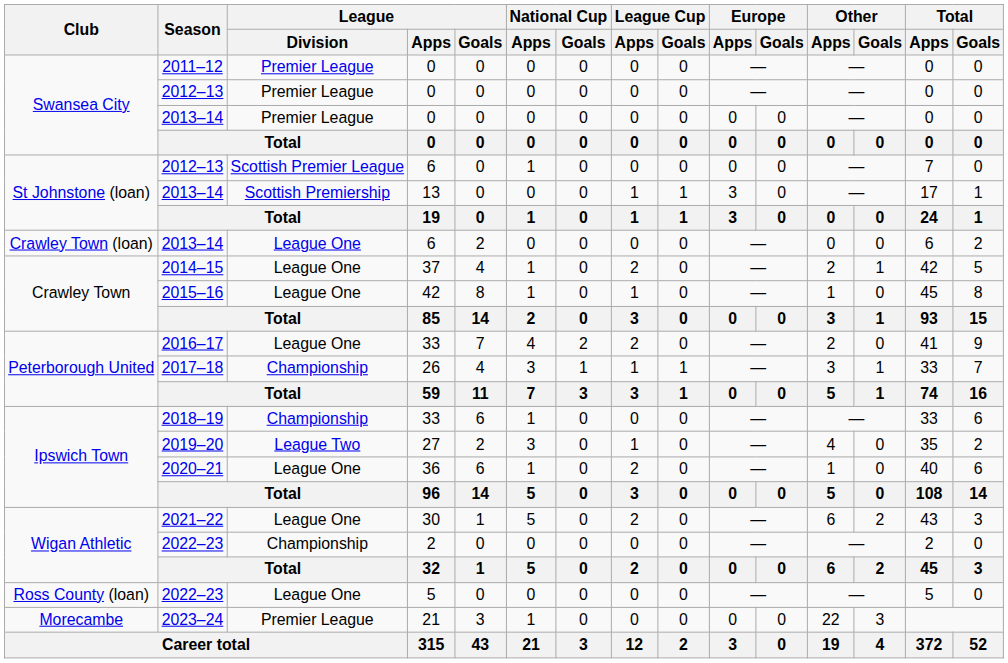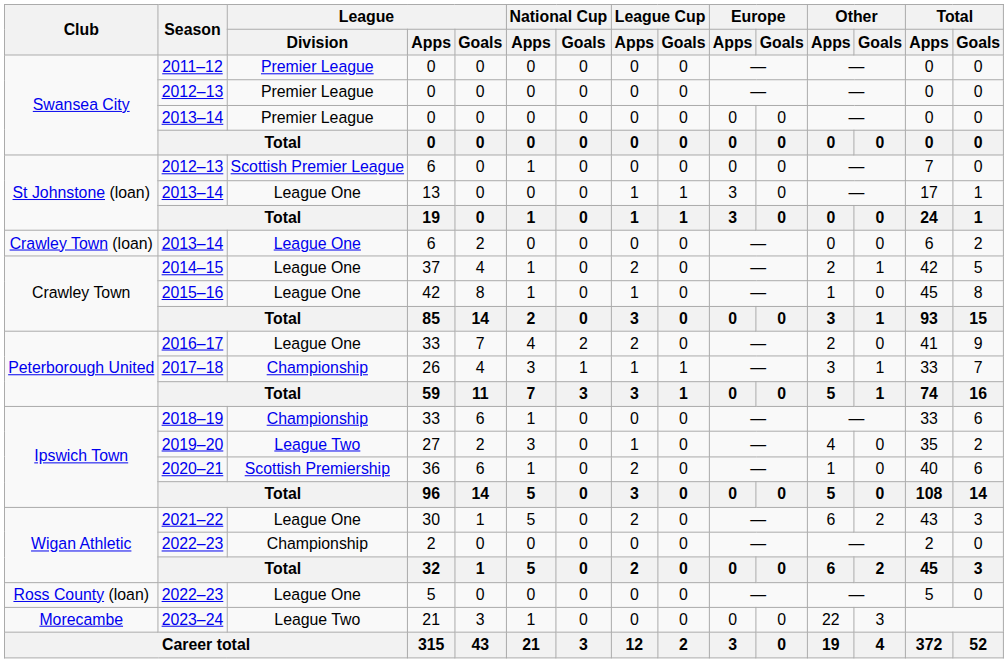(317, 192) Scottish Premiership -> (317, 192) League One
(317, 469) League One -> (317, 469) Scottish Premiership
(317, 619) Premier League -> (317, 619) League Two
